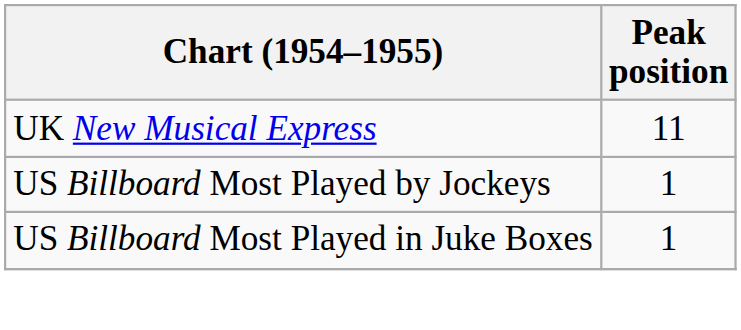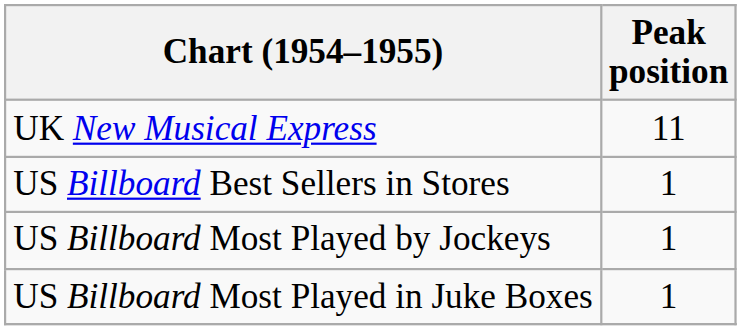+ row: (261, 183)
